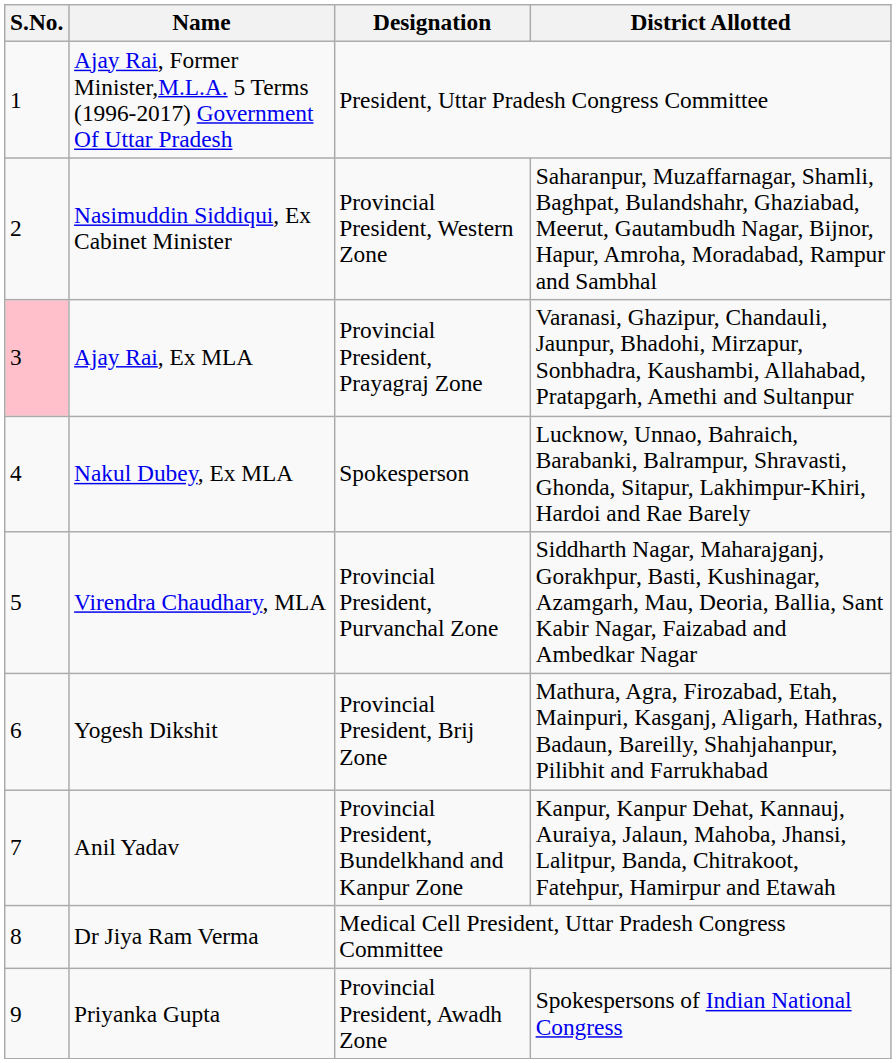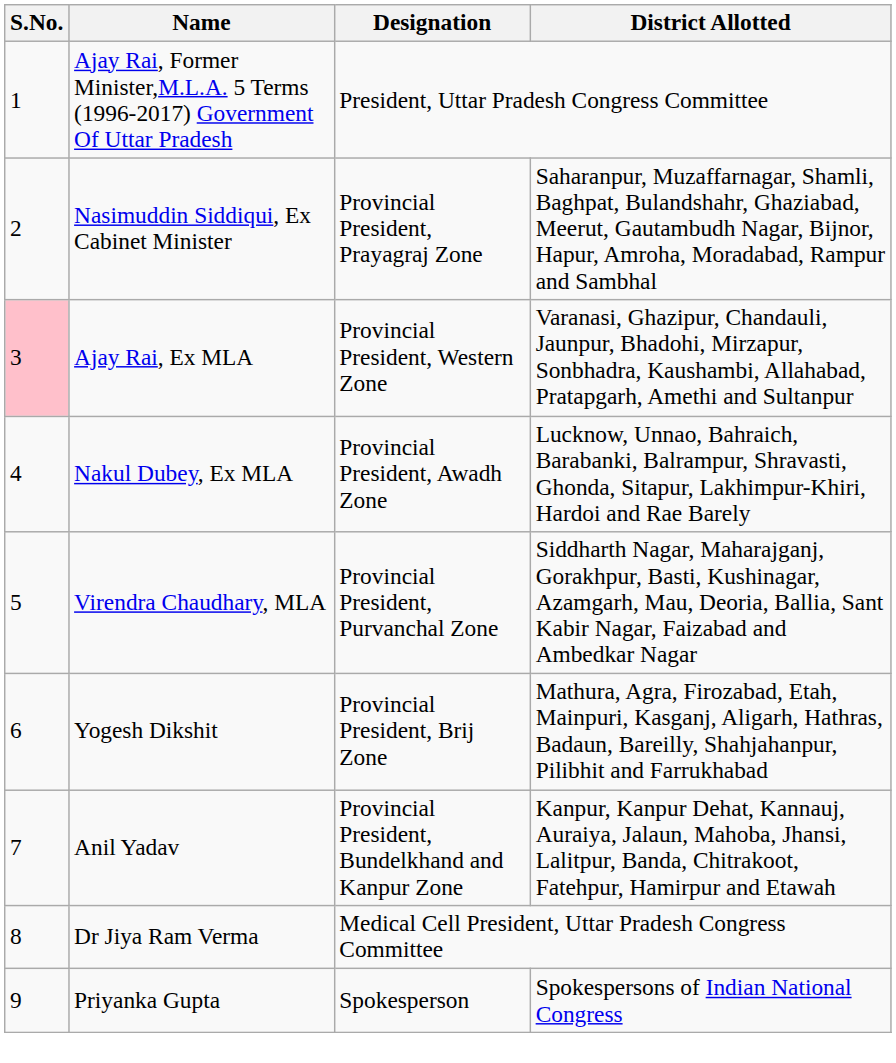(426, 228) Provincial President, Western Zone -> (411, 228) Provincial President, Prayagraj Zone
(411, 357) Provincial President, Prayagraj Zone -> (426, 357) Provincial President, Western Zone
(404, 473) Spokesperson -> (421, 473) Provincial President, Awadh Zone
(421, 1013) Provincial President, Awadh Zone -> (404, 1000) Spokesperson
